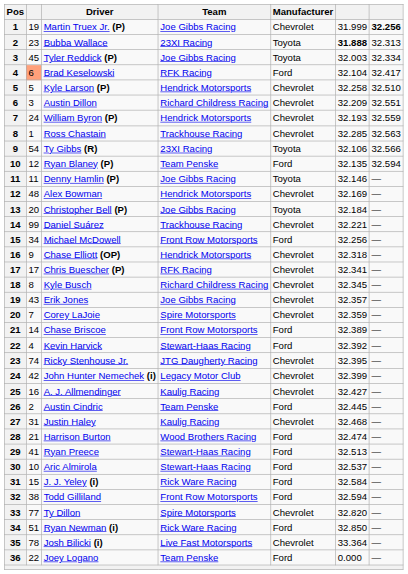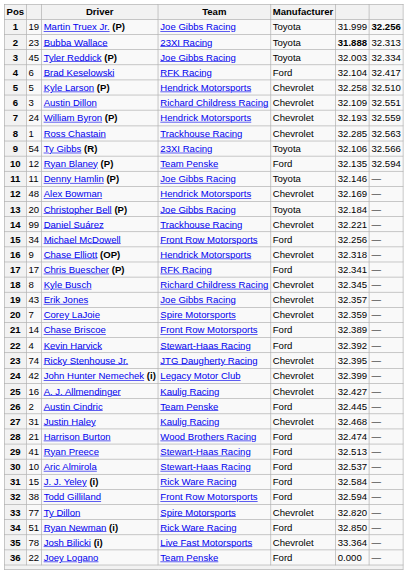(293, 27) Chevrolet -> (287, 27) Toyota
(31, 73) lightsalmon background -> (31, 73) no background
(352, 103) 32.209 -> (352, 103) 32.109
(293, 270) Chevrolet -> (283, 270) Ford
